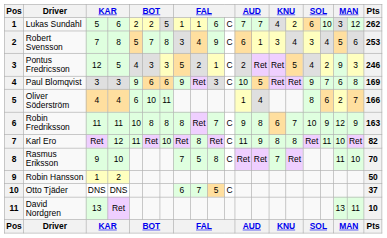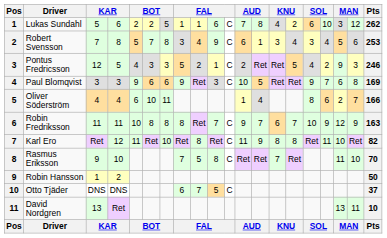(260, 24) 7 -> (260, 24) 8
(260, 123) 8 -> (260, 123) 7
